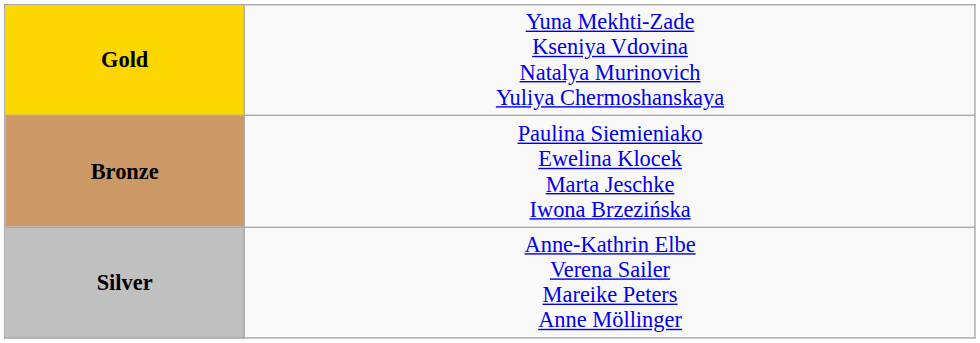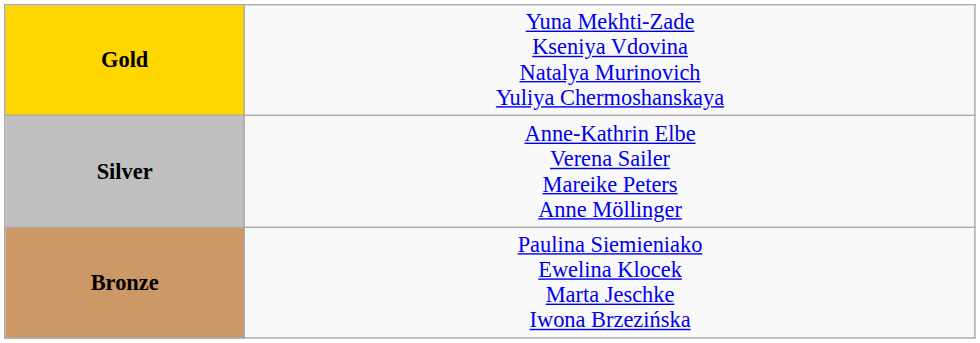rows swapped: (125, 282) <-> (125, 171)
